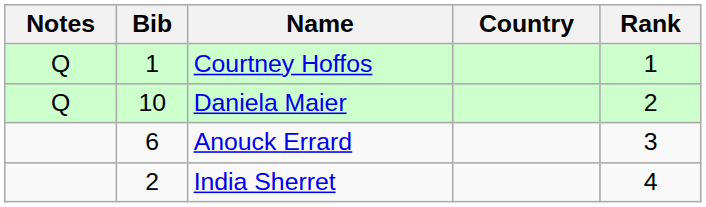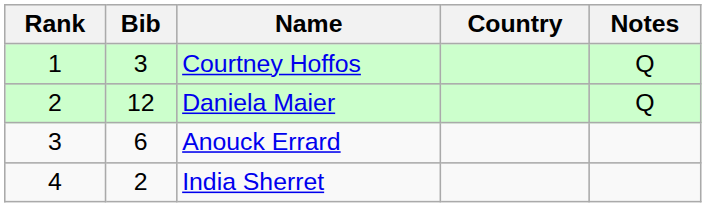columns swapped: (651, 24) <-> (61, 24)
(152, 63) 1 -> (141, 63) 3
(152, 102) 10 -> (141, 102) 12
